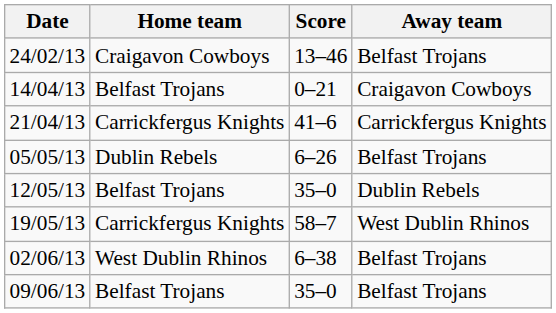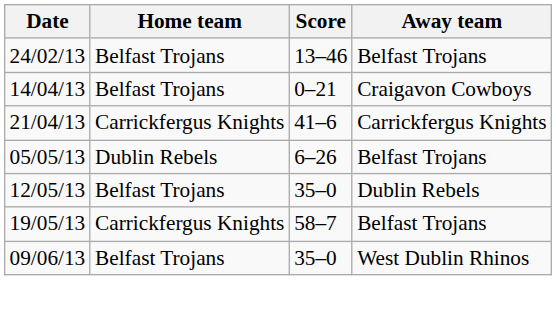(182, 55) Craigavon Cowboys -> (160, 55) Belfast Trojans
(443, 223) West Dublin Rhinos -> (422, 223) Belfast Trojans
- row: (47, 257)
(422, 291) Belfast Trojans -> (443, 257) West Dublin Rhinos
